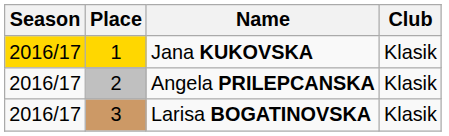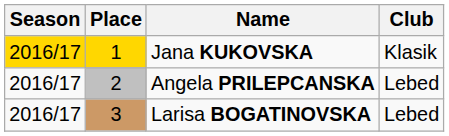(410, 83) Klasik -> (412, 83) Lebed
(410, 114) Klasik -> (412, 114) Lebed
